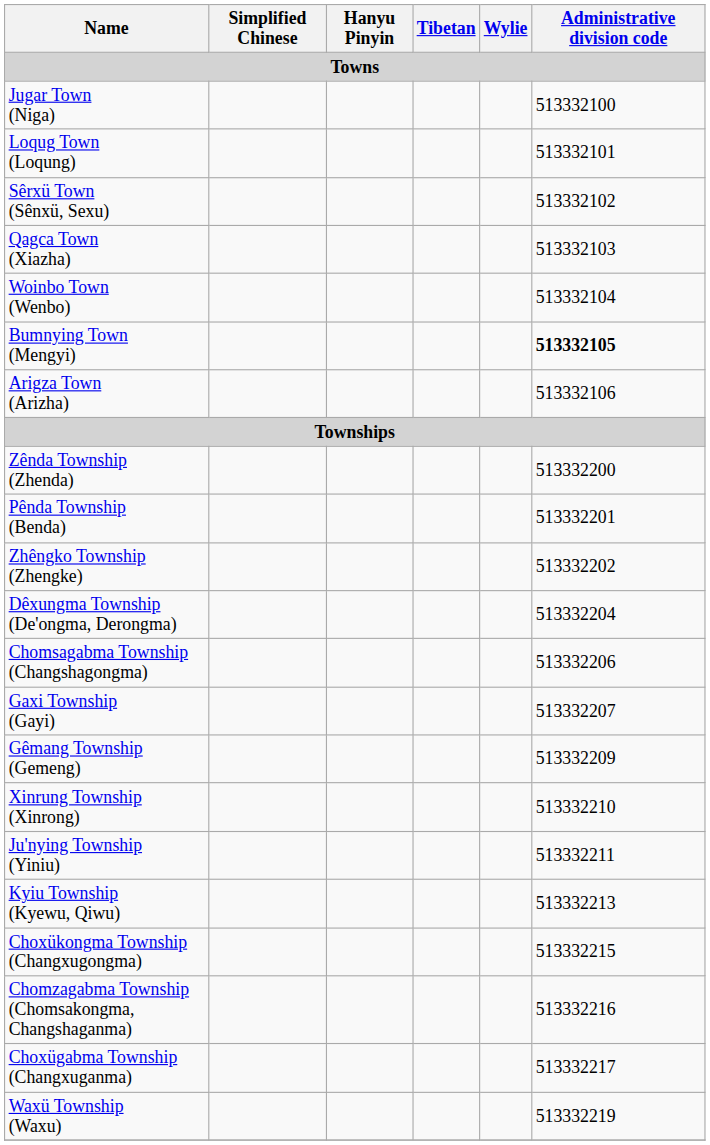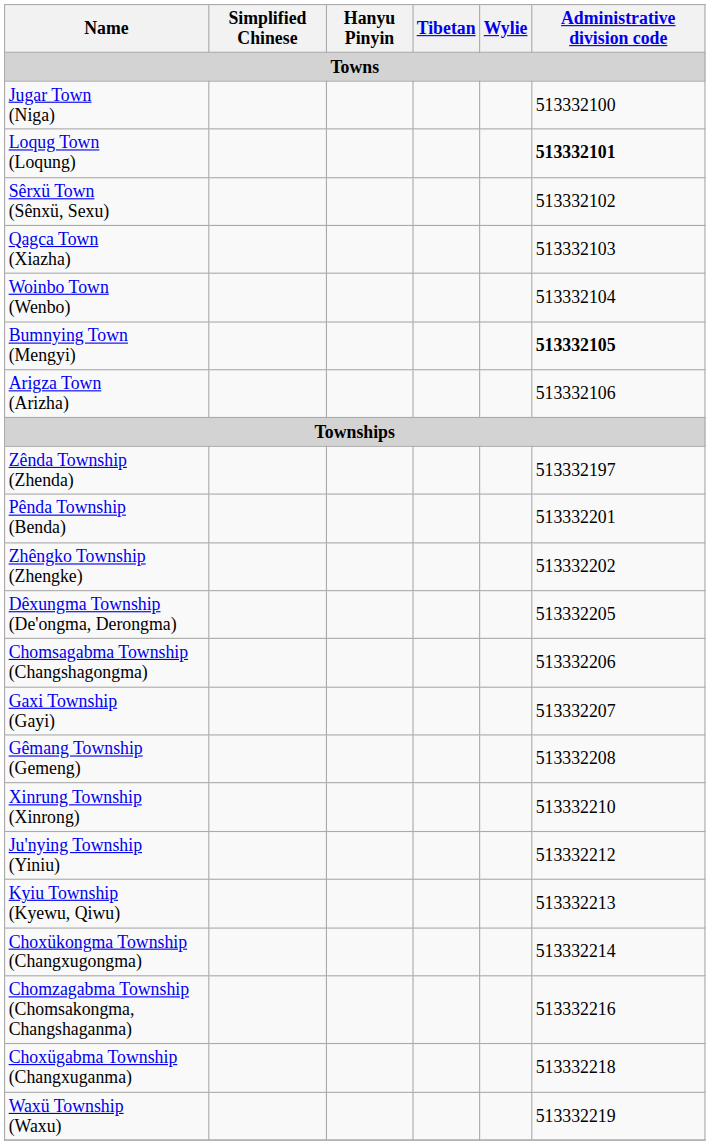(576, 153) normal -> (576, 153) bold
(576, 470) 513332200 -> (576, 470) 513332197
(576, 614) 513332204 -> (576, 614) 513332205
(576, 758) 513332209 -> (576, 758) 513332208
(575, 855) 513332211 -> (576, 855) 513332212
(576, 951) 513332215 -> (576, 951) 513332214
(576, 1067) 513332217 -> (576, 1067) 513332218
